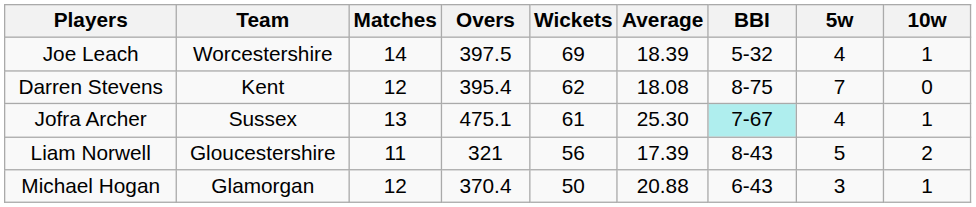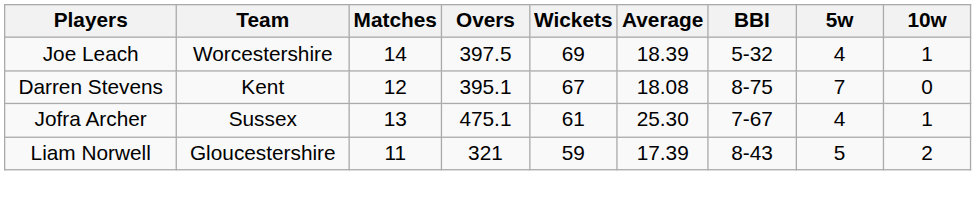(485, 86) 395.4 -> (485, 86) 395.1
(573, 86) 62 -> (573, 86) 67
(752, 119) paleturquoise background -> (752, 119) no background
(573, 152) 56 -> (573, 152) 59
- row: (91, 185)
